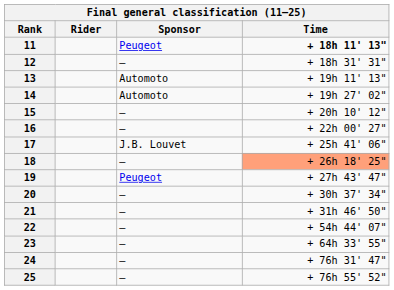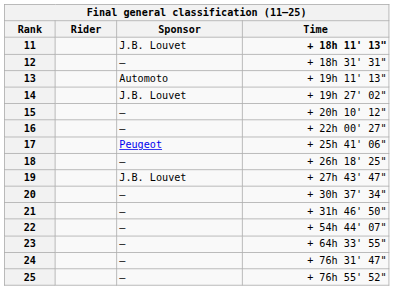(141, 46) Peugeot -> (153, 46) J.B. Louvet
(144, 95) Automoto -> (153, 95) J.B. Louvet
(153, 145) J.B. Louvet -> (141, 145) Peugeot
(347, 161) lightsalmon background -> (347, 161) no background
(141, 178) Peugeot -> (153, 178) J.B. Louvet
